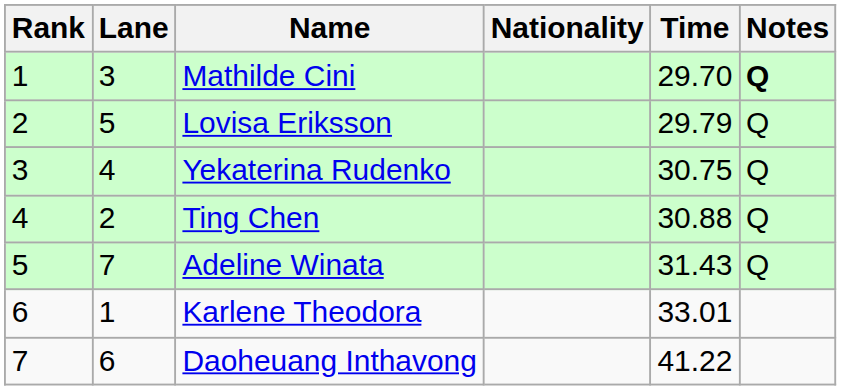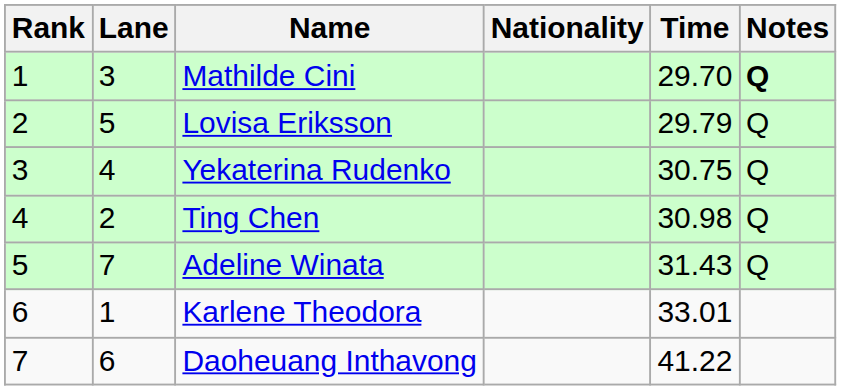(695, 218) 30.88 -> (695, 218) 30.98
